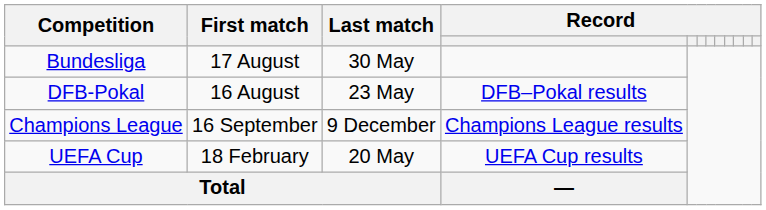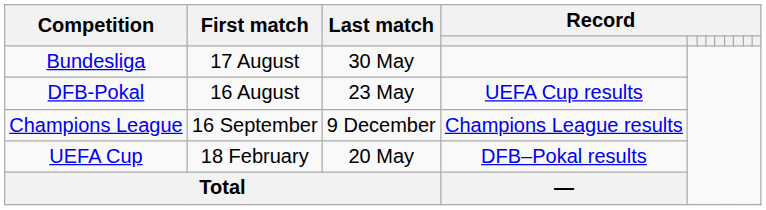(564, 93) DFB–Pokal results -> (564, 93) UEFA Cup results
(564, 156) UEFA Cup results -> (564, 156) DFB–Pokal results
